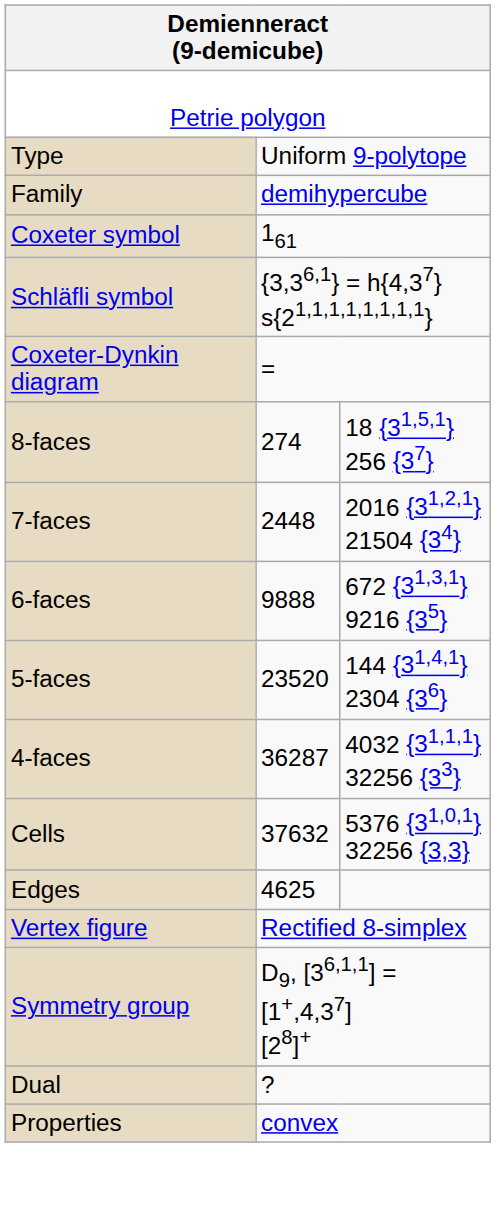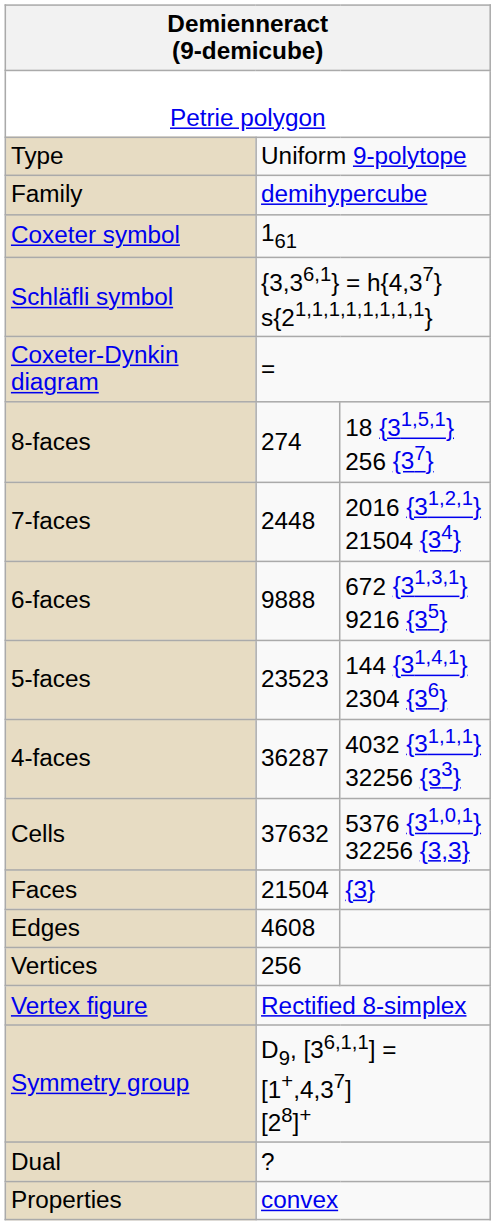(295, 679) 23520 -> (295, 679) 23523
+ row: (44, 889)
(288, 889) 4625 -> (288, 928) 4608
+ row: (54, 966)
